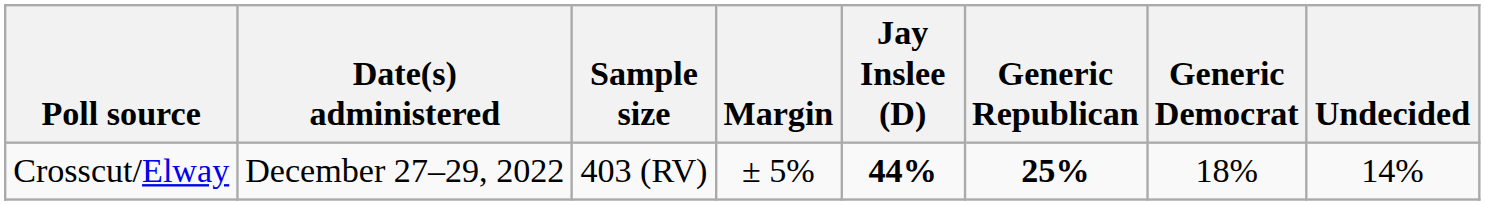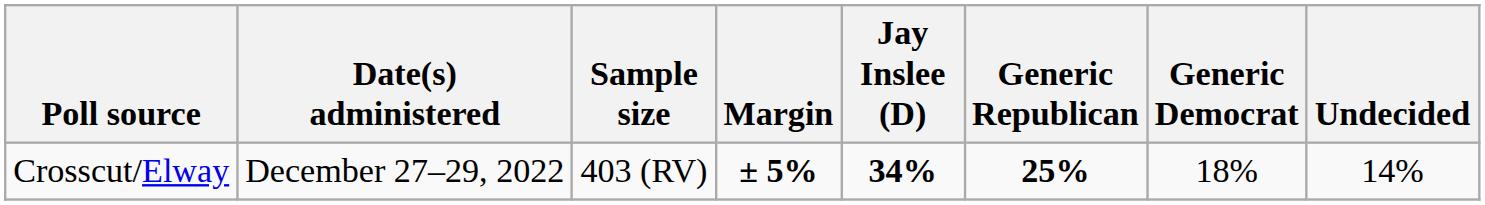(778, 169) normal -> (778, 169) bold
(903, 169) 44% -> (903, 169) 34%
